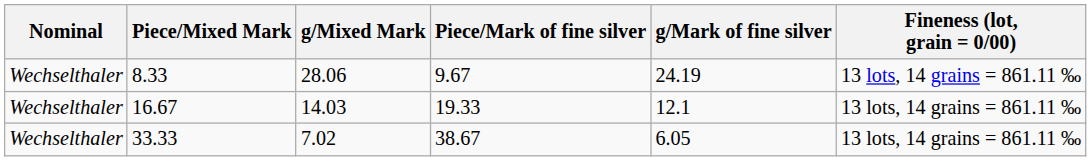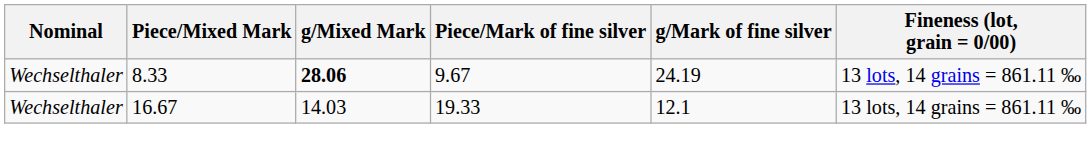(324, 75) normal -> (324, 75) bold
- row: (155, 139)
